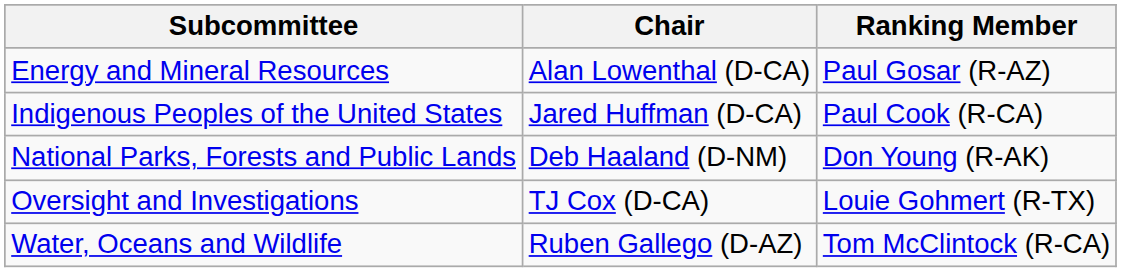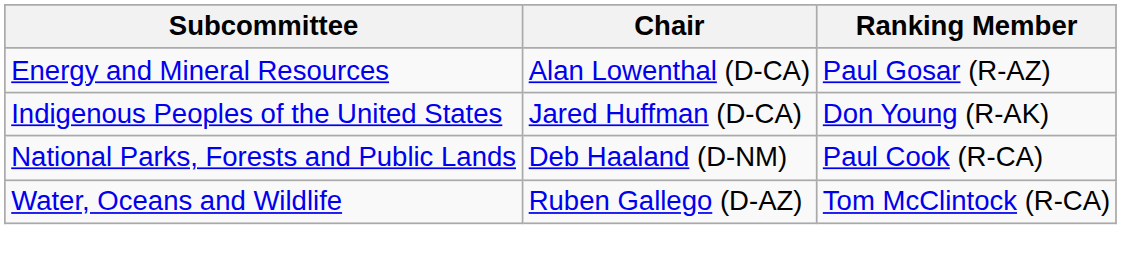(933, 113) Paul Cook (R-CA) -> (936, 113) Don Young (R-AK)
(936, 157) Don Young (R-AK) -> (933, 157) Paul Cook (R-CA)
- row: (185, 200)
